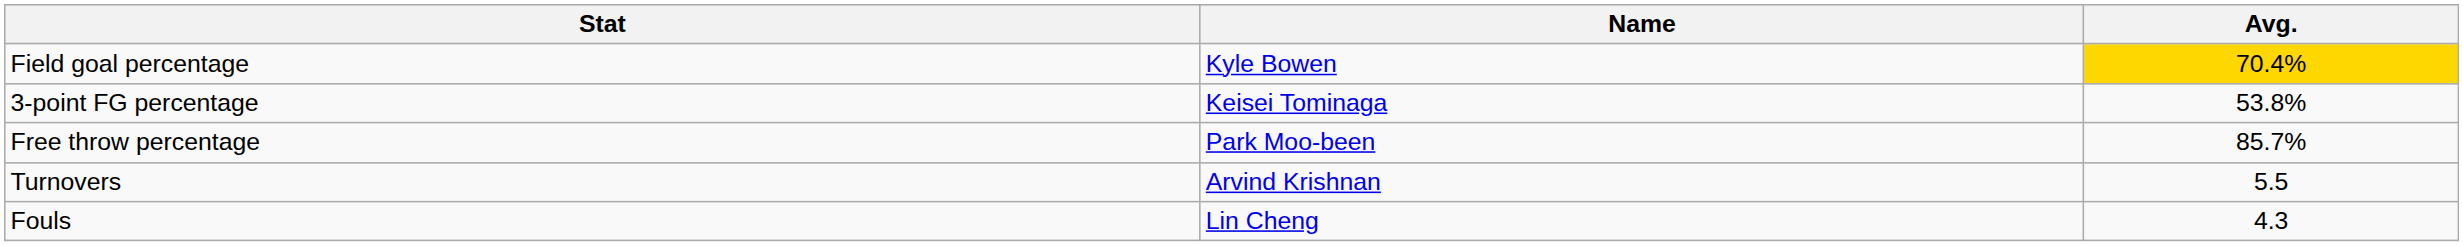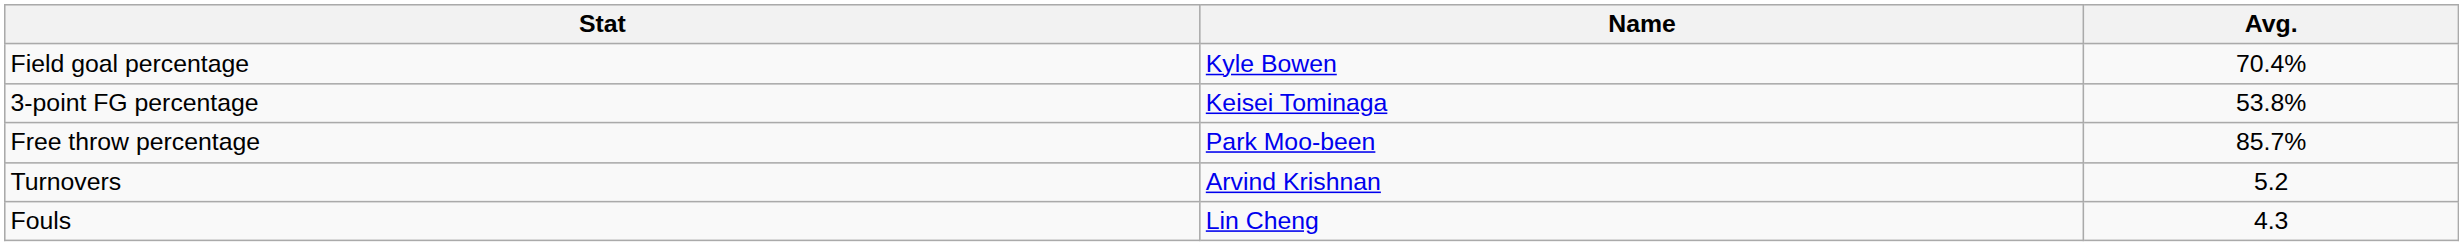(2271, 63) gold background -> (2271, 63) no background
(2271, 181) 5.5 -> (2271, 181) 5.2
